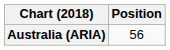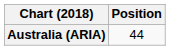(137, 34) 56 -> (137, 34) 44
